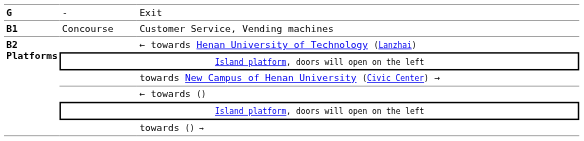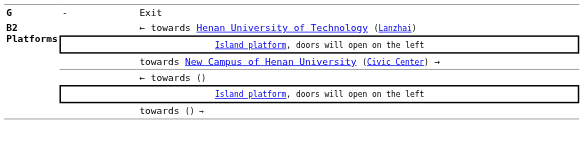- row: (88, 28)
